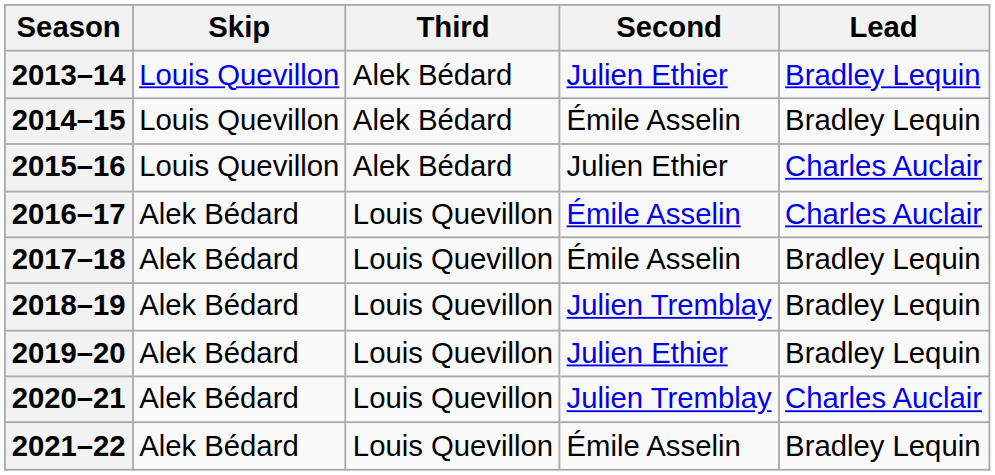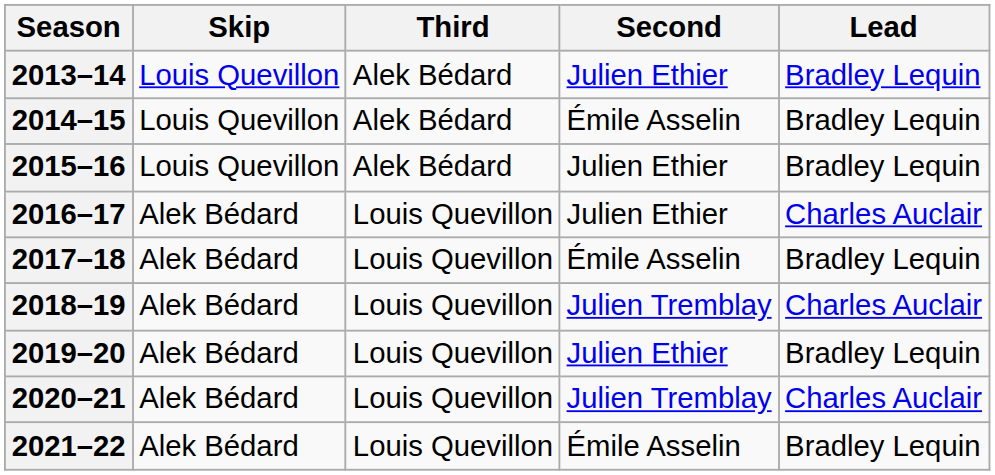(884, 167) Charles Auclair -> (883, 167) Bradley Lequin
(654, 213) Émile Asselin -> (647, 213) Julien Ethier
(883, 306) Bradley Lequin -> (884, 306) Charles Auclair
